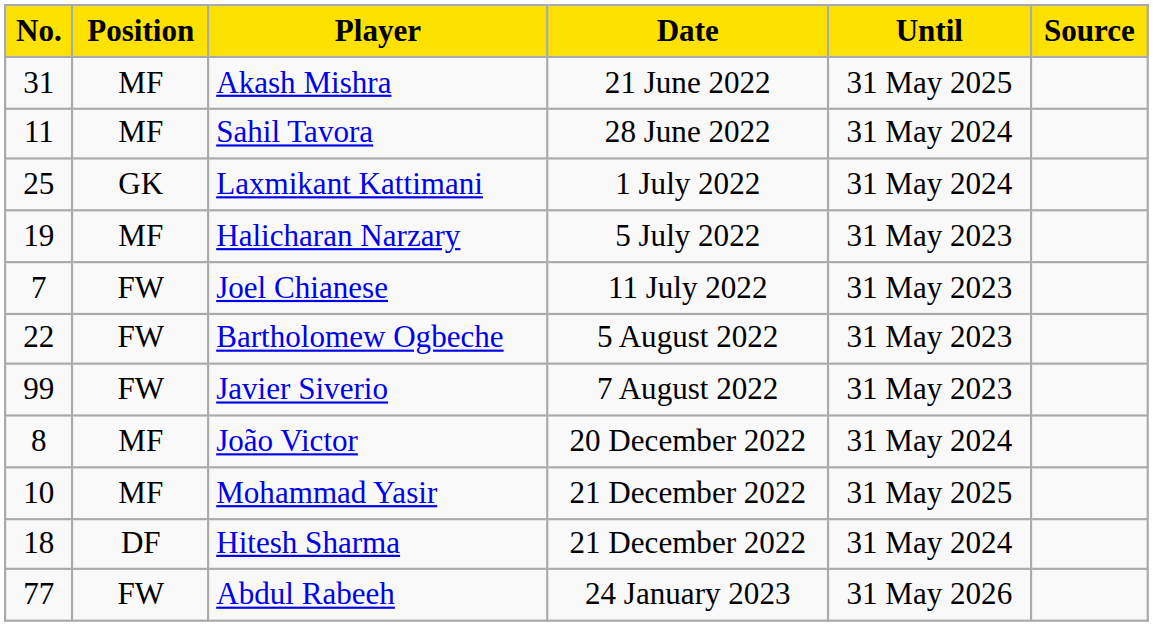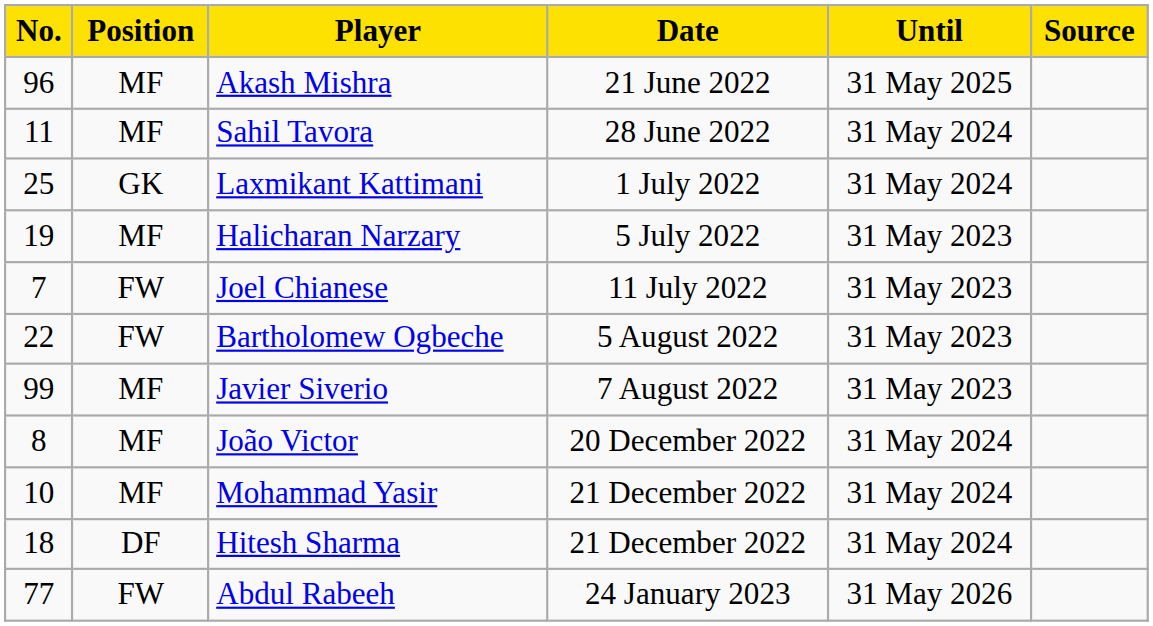(39, 81) 31 -> (39, 81) 96
(141, 389) FW -> (141, 389) MF
(929, 492) 31 May 2025 -> (929, 492) 31 May 2024
